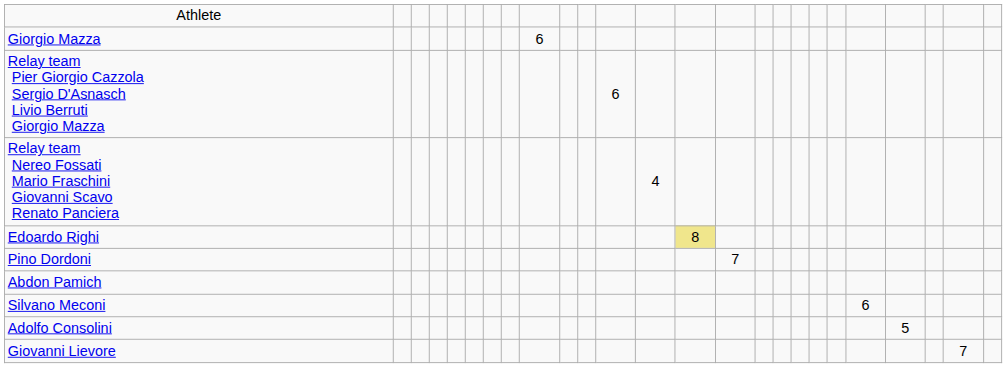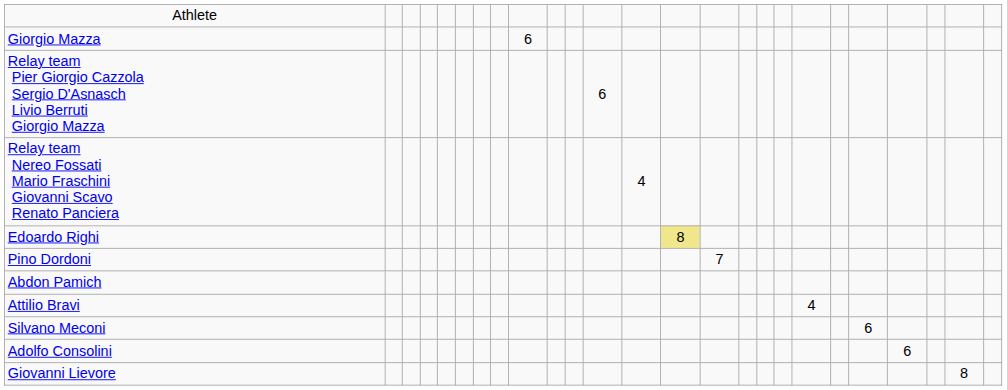+ row: (44, 305)
(905, 328) 5 -> (907, 351) 6
(963, 351) 7 -> (964, 373) 8
